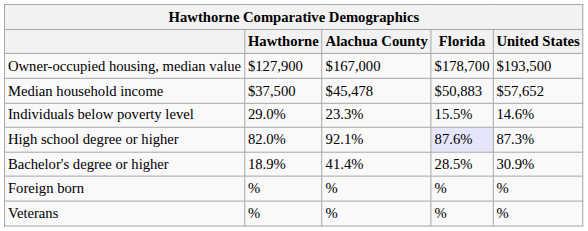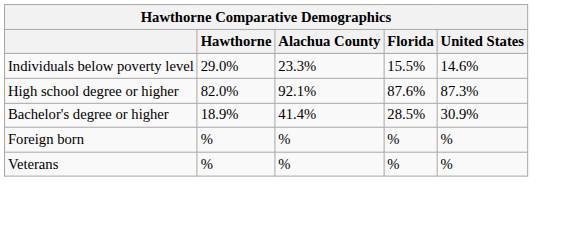- row: (125, 66)
- row: (86, 90)
(454, 139) lavender background -> (406, 90) no background
